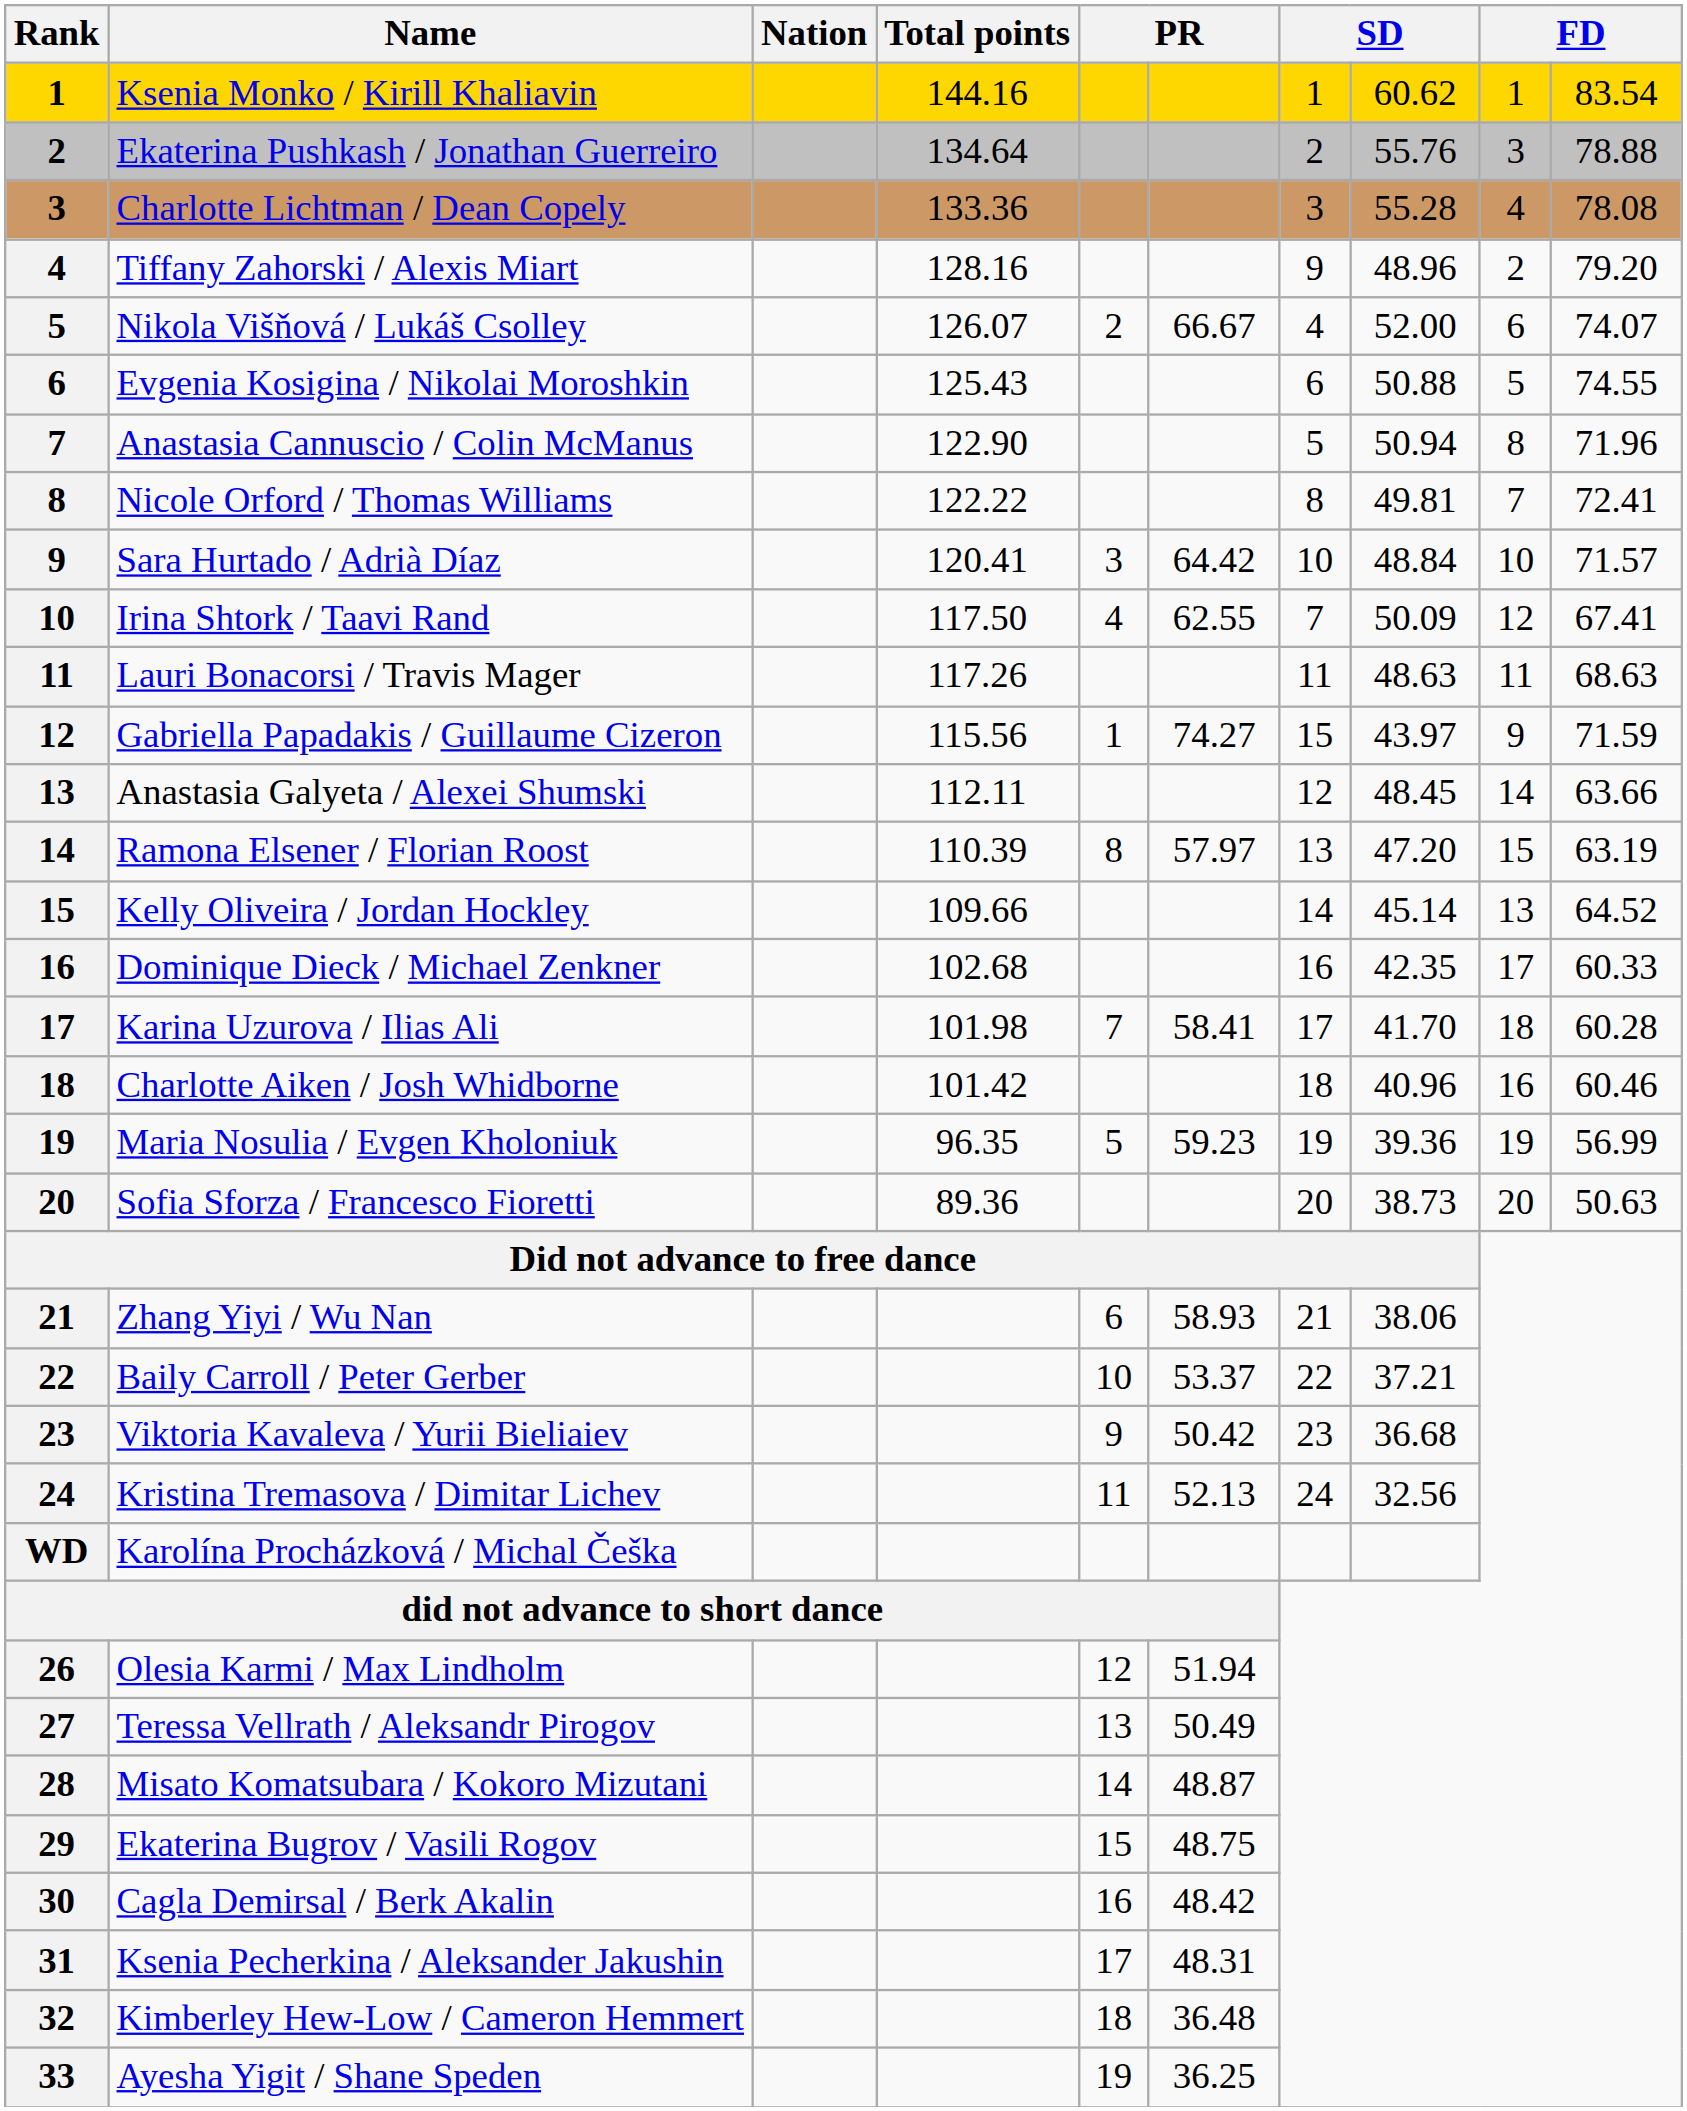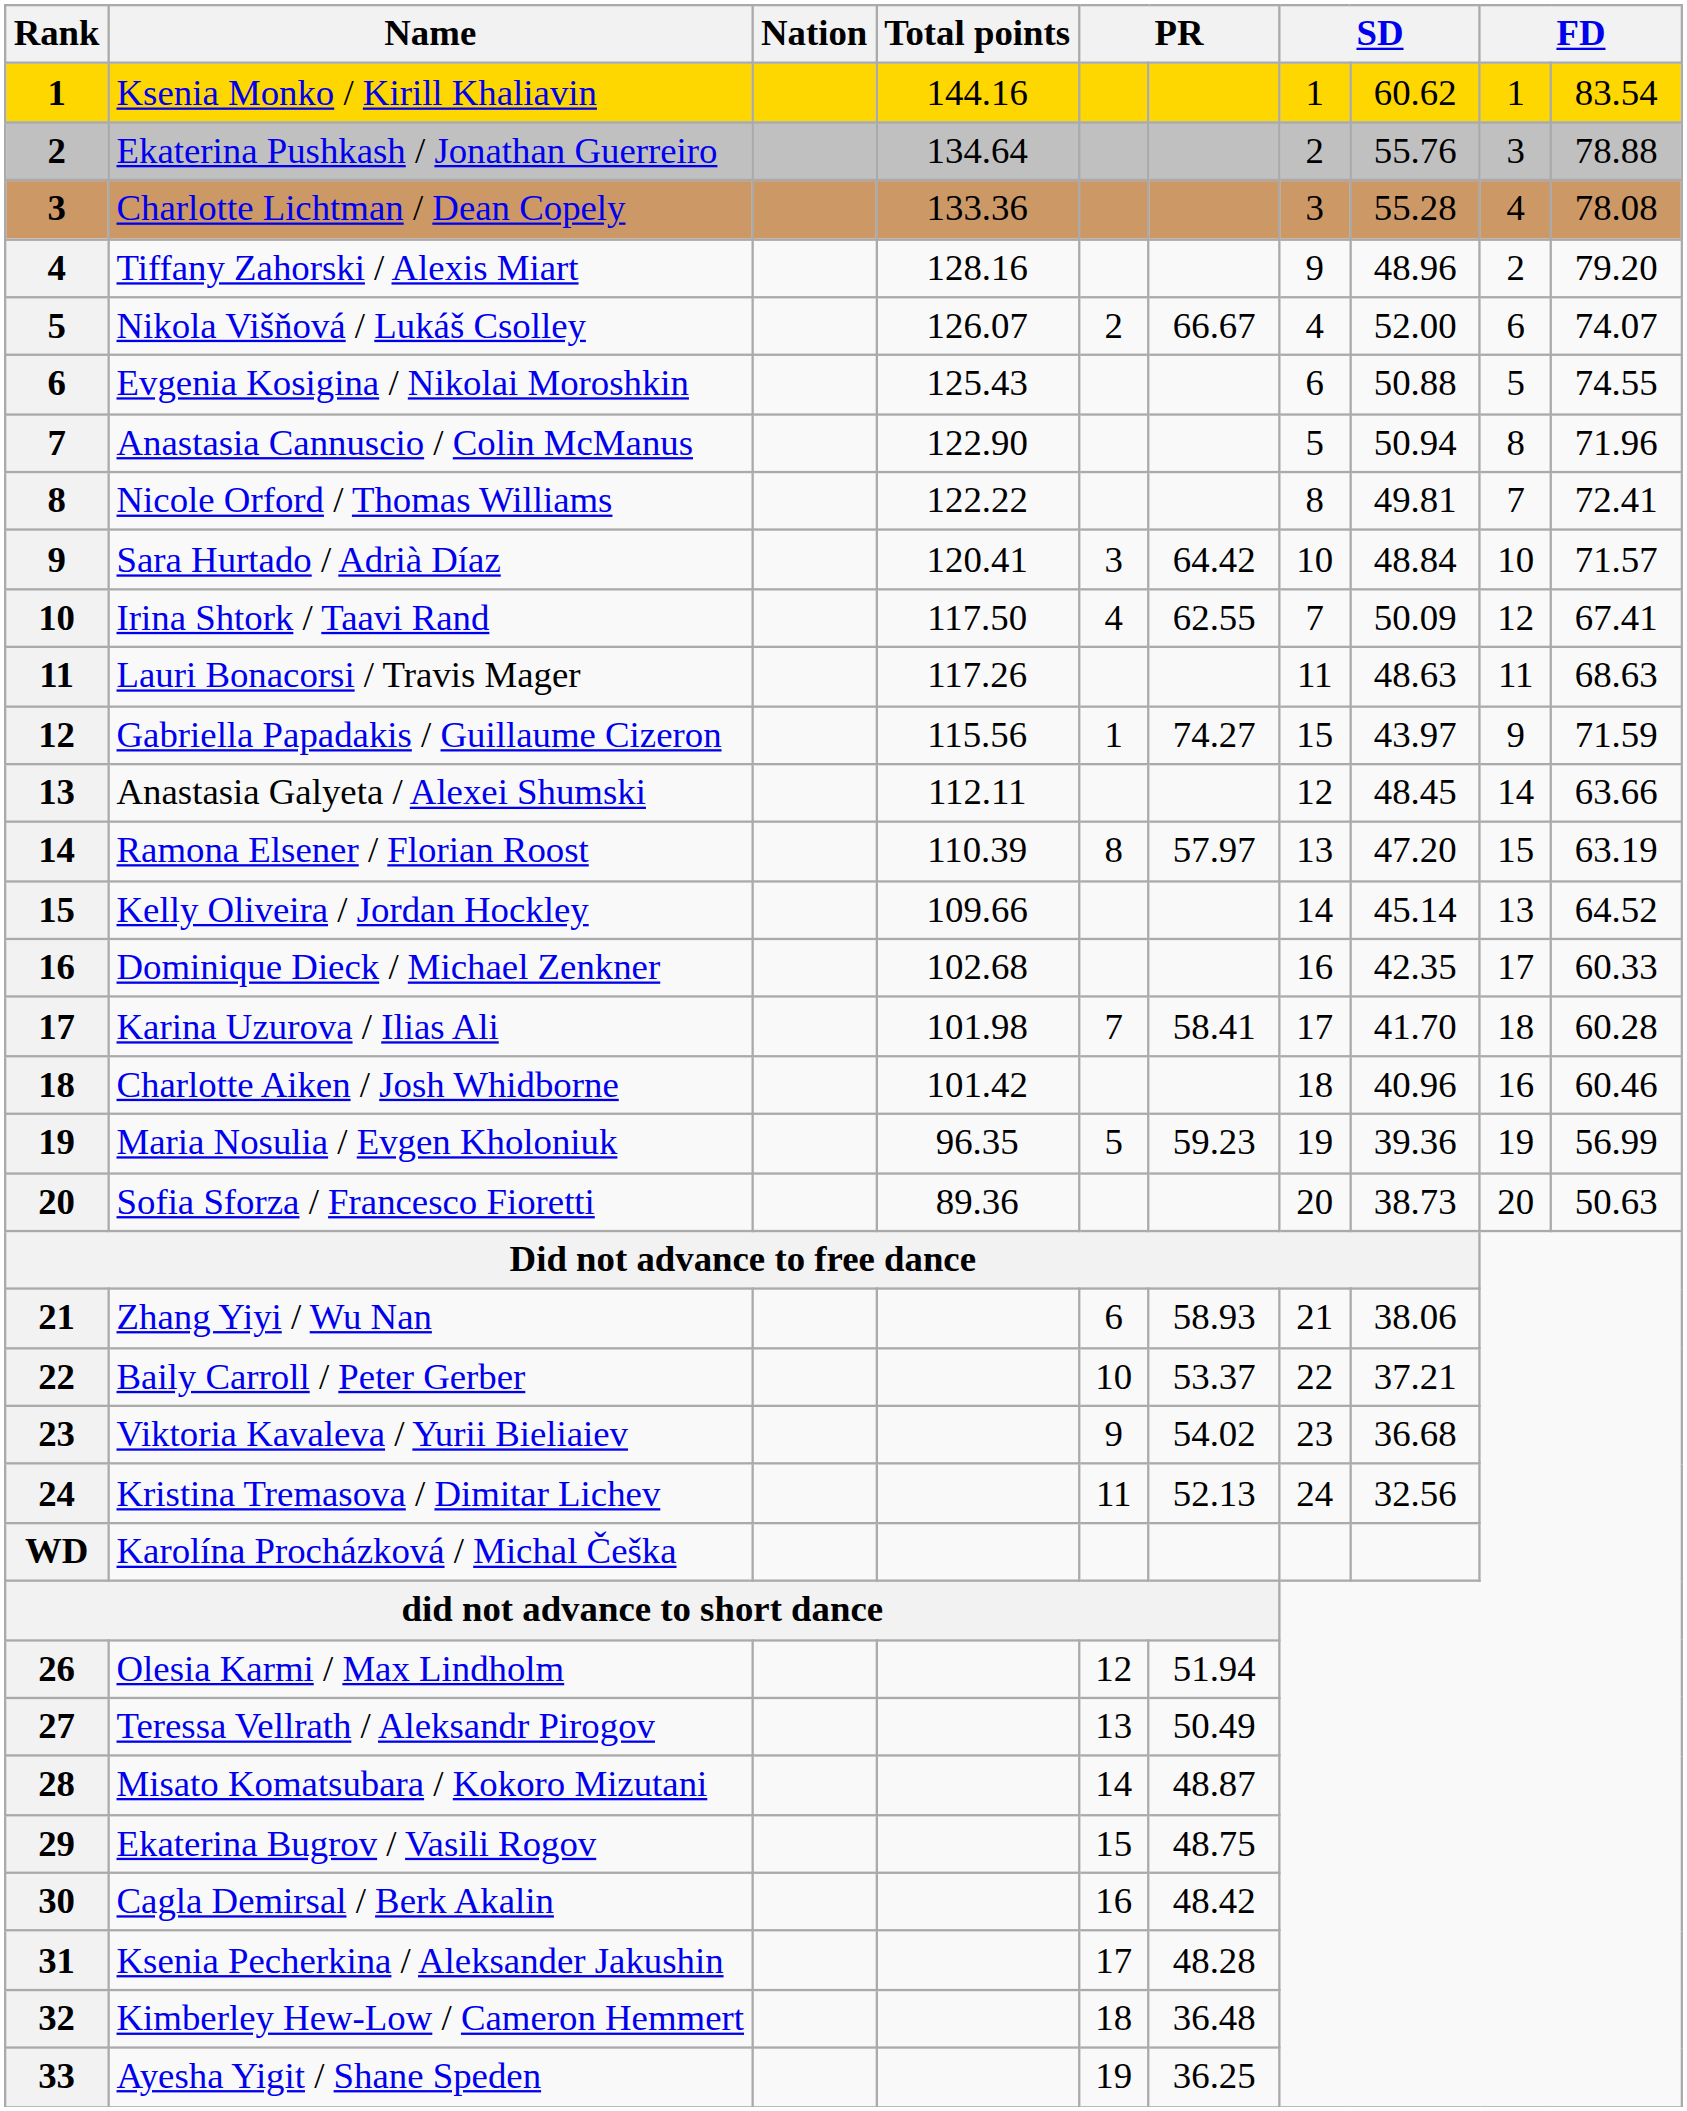(1214, 1434) 50.42 -> (1214, 1434) 54.02
(1214, 1959) 48.31 -> (1214, 1959) 48.28
